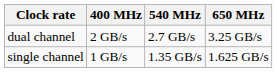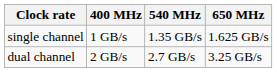rows swapped: (46, 57) <-> (41, 36)
